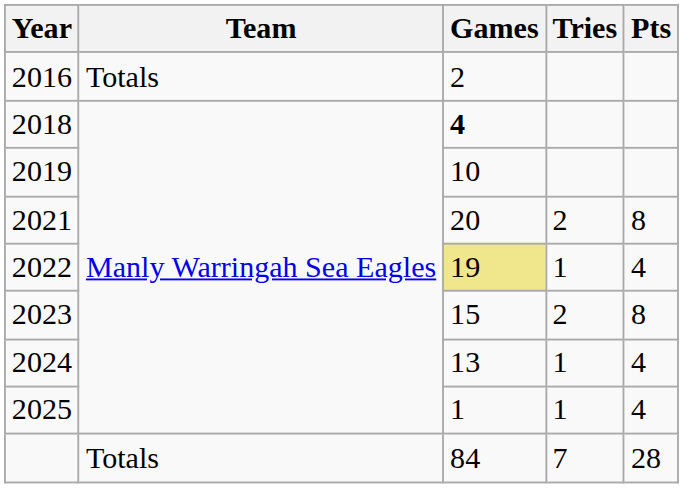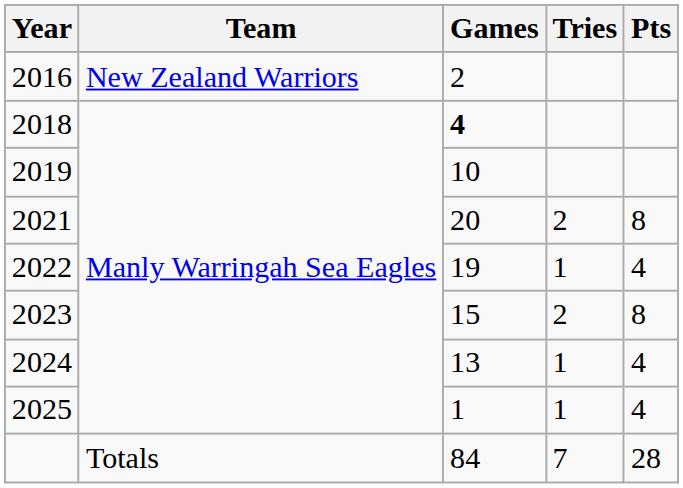(122, 76) Totals -> (222, 76) New Zealand Warriors
(465, 266) khaki background -> (465, 266) no background
